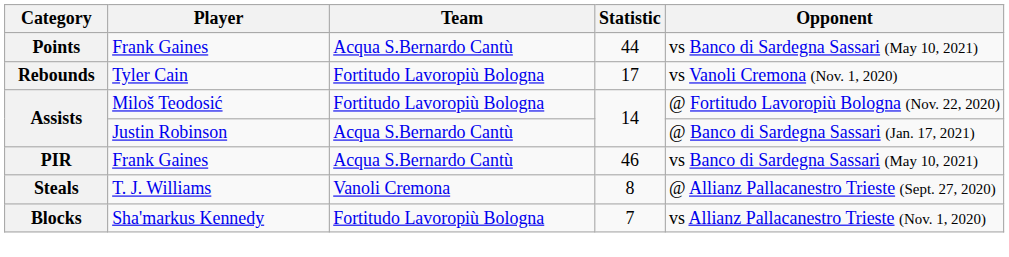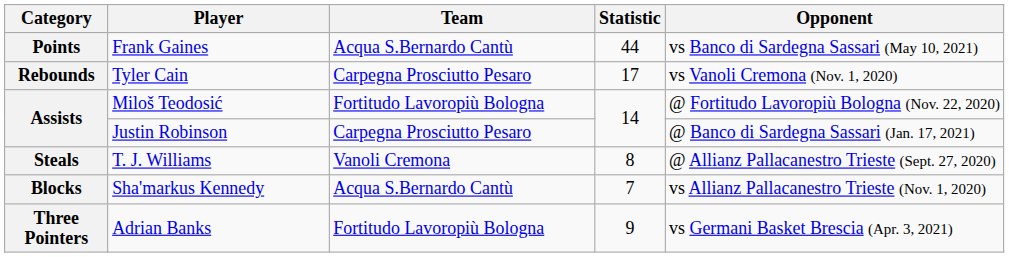(439, 75) Fortitudo Lavoropiù Bologna -> (432, 75) Carpegna Prosciutto Pesaro
(423, 132) Acqua S.Bernardo Cantù -> (432, 132) Carpegna Prosciutto Pesaro
- row: (56, 160)
(439, 217) Fortitudo Lavoropiù Bologna -> (423, 189) Acqua S.Bernardo Cantù
+ row: (56, 227)
